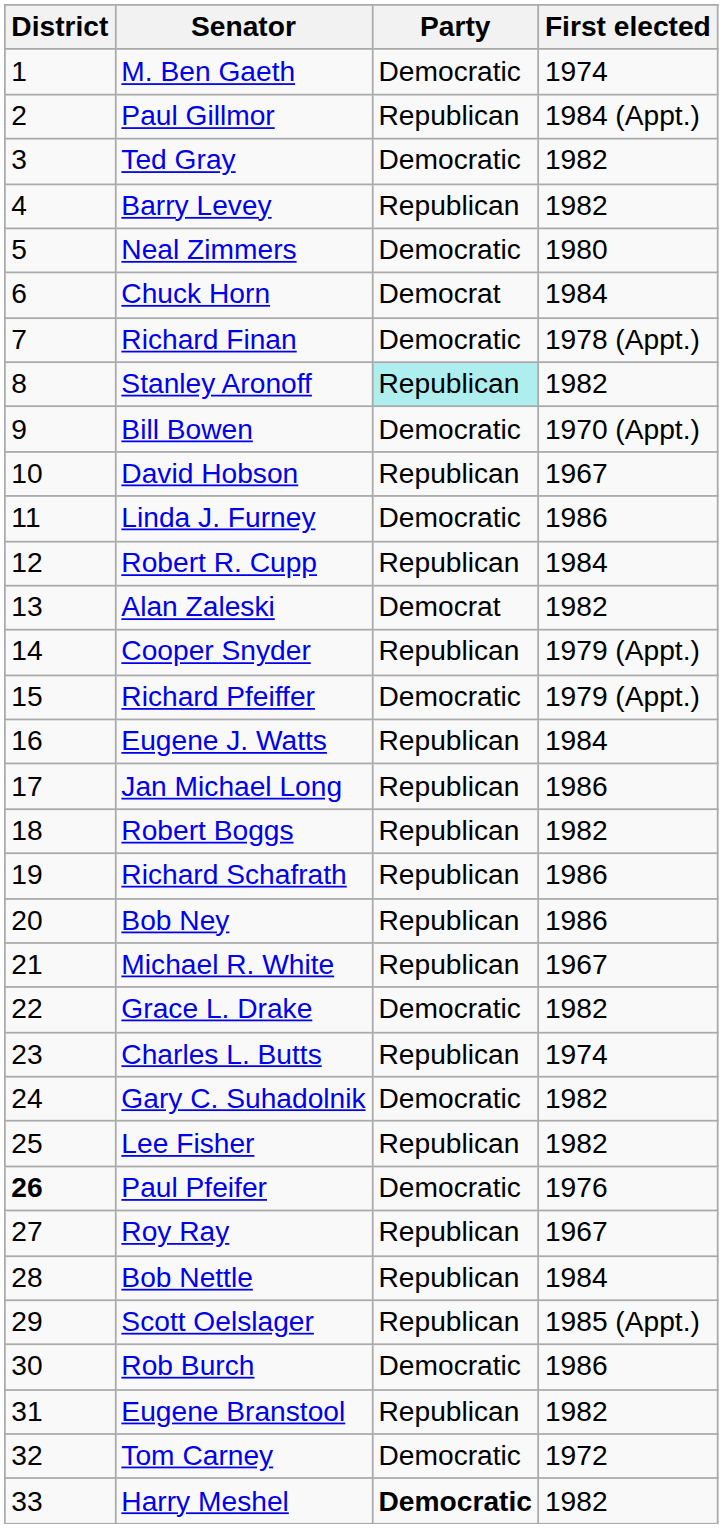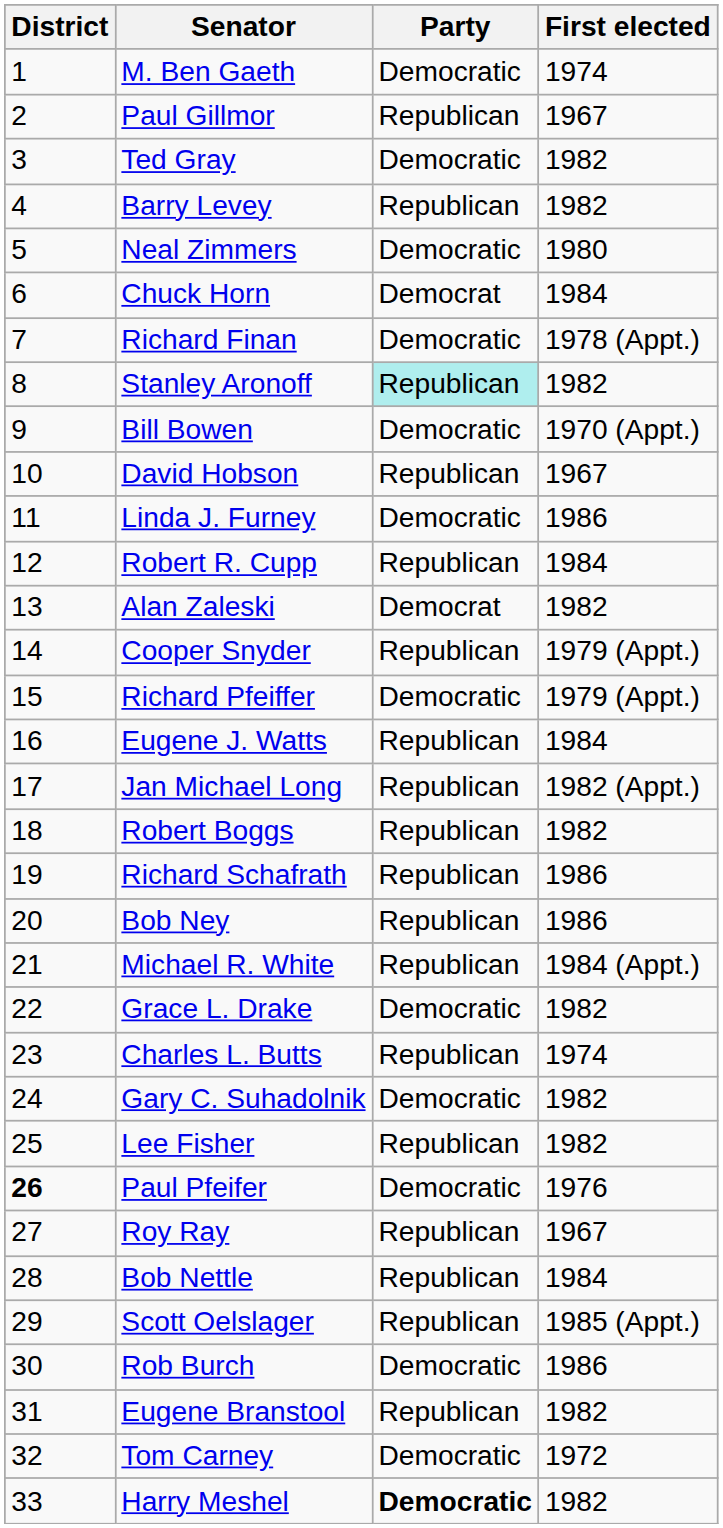(622, 116) 1984 (Appt.) -> (576, 116) 1967
(576, 786) 1986 -> (622, 786) 1982 (Appt.)
(576, 964) 1967 -> (622, 964) 1984 (Appt.)
